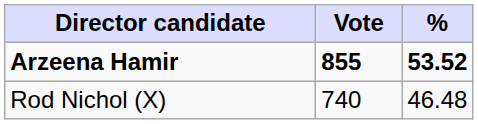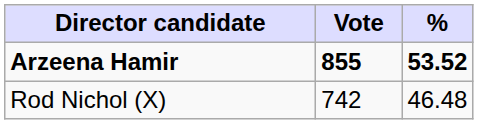(341, 99) 740 -> (341, 99) 742
